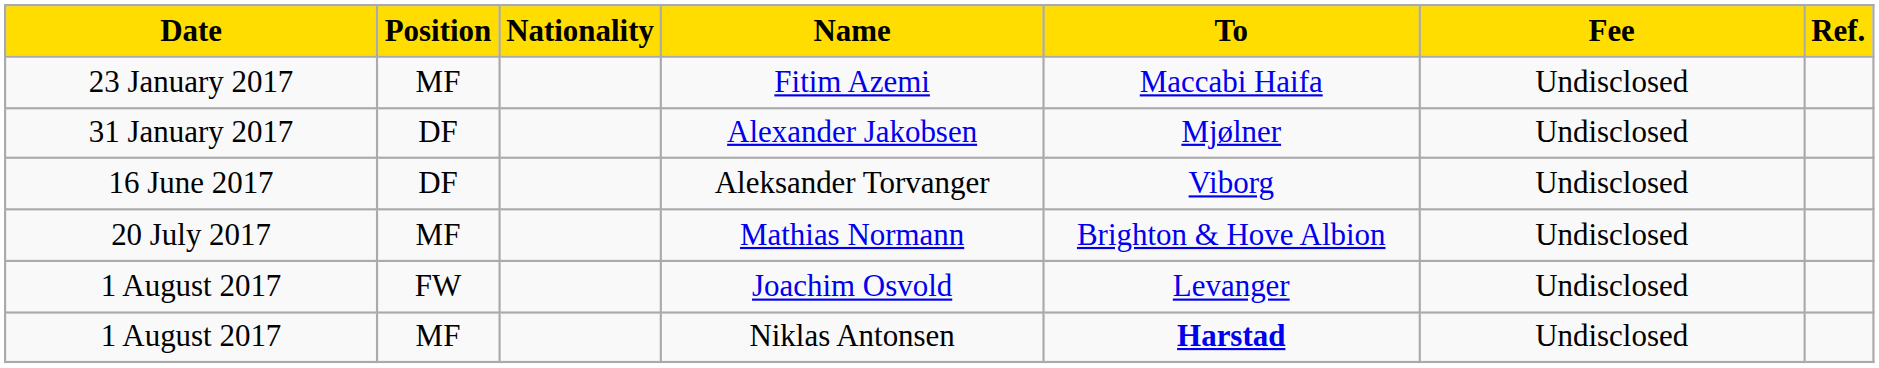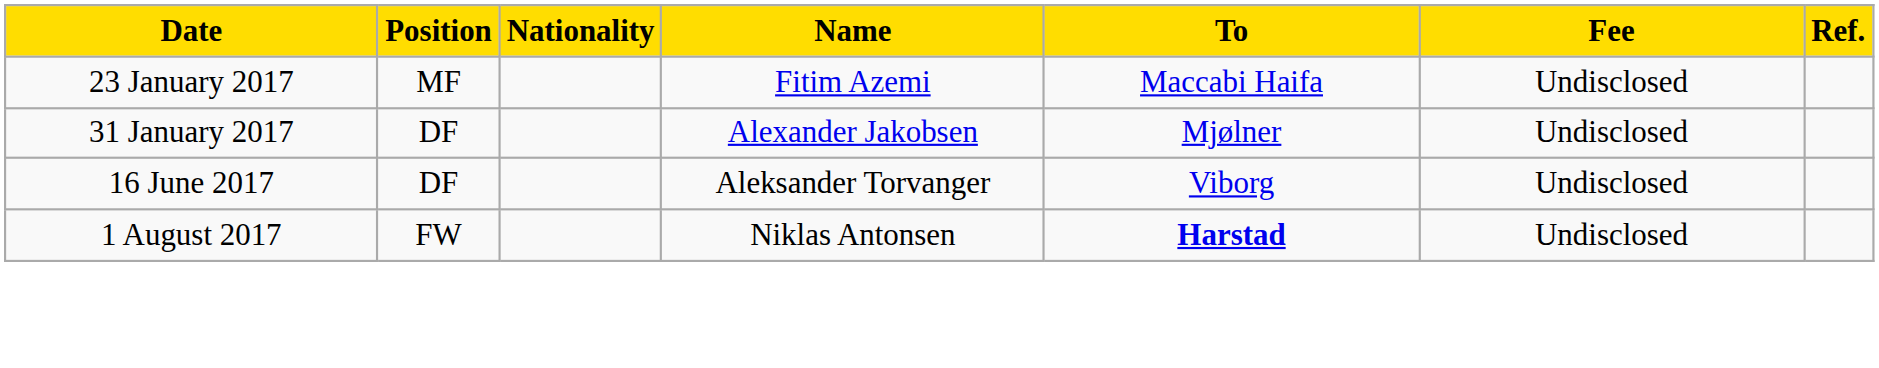- row: (852, 234)
- row: (852, 285)
(438, 336) MF -> (439, 234) FW
